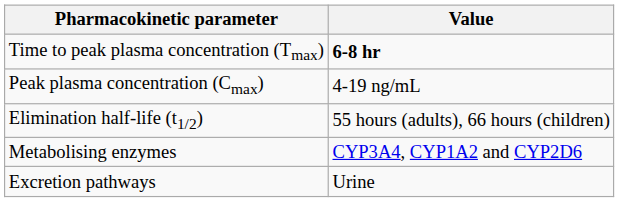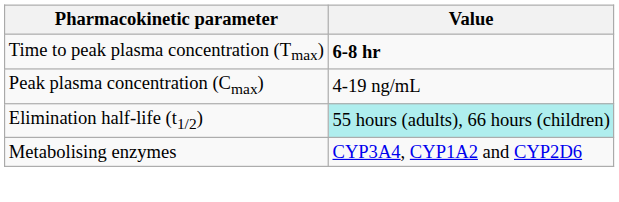(471, 120) no background -> (471, 120) paleturquoise background
- row: (82, 181)
